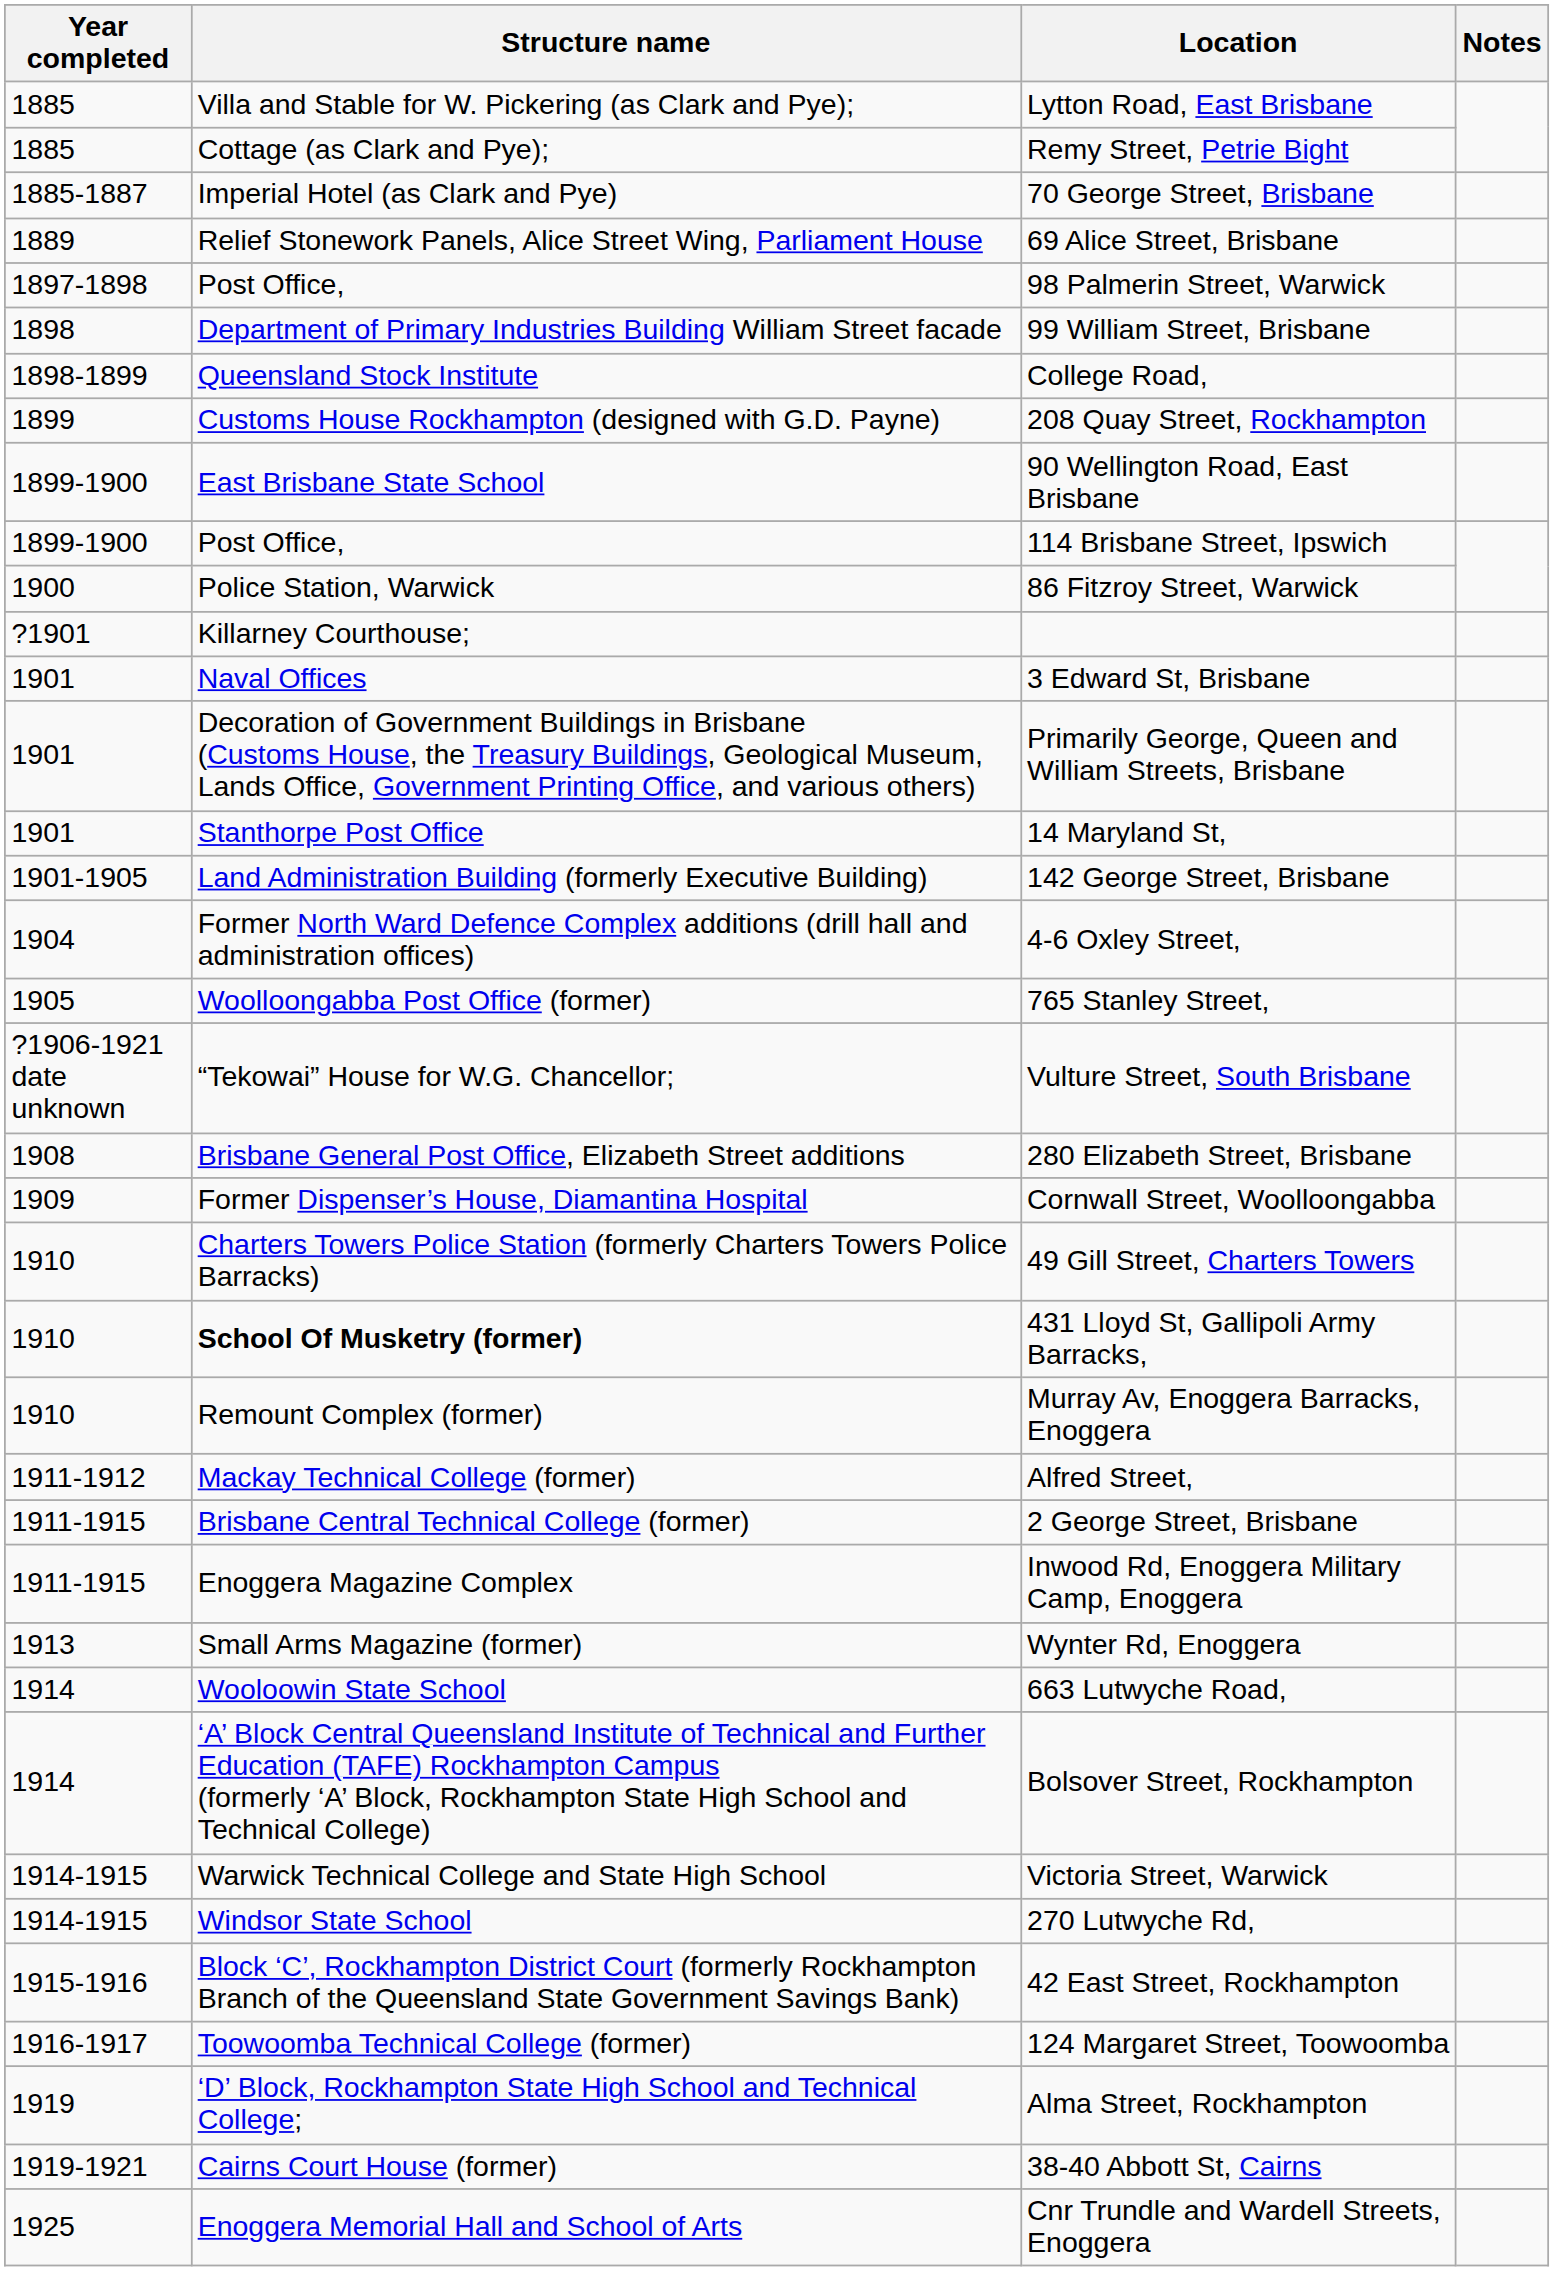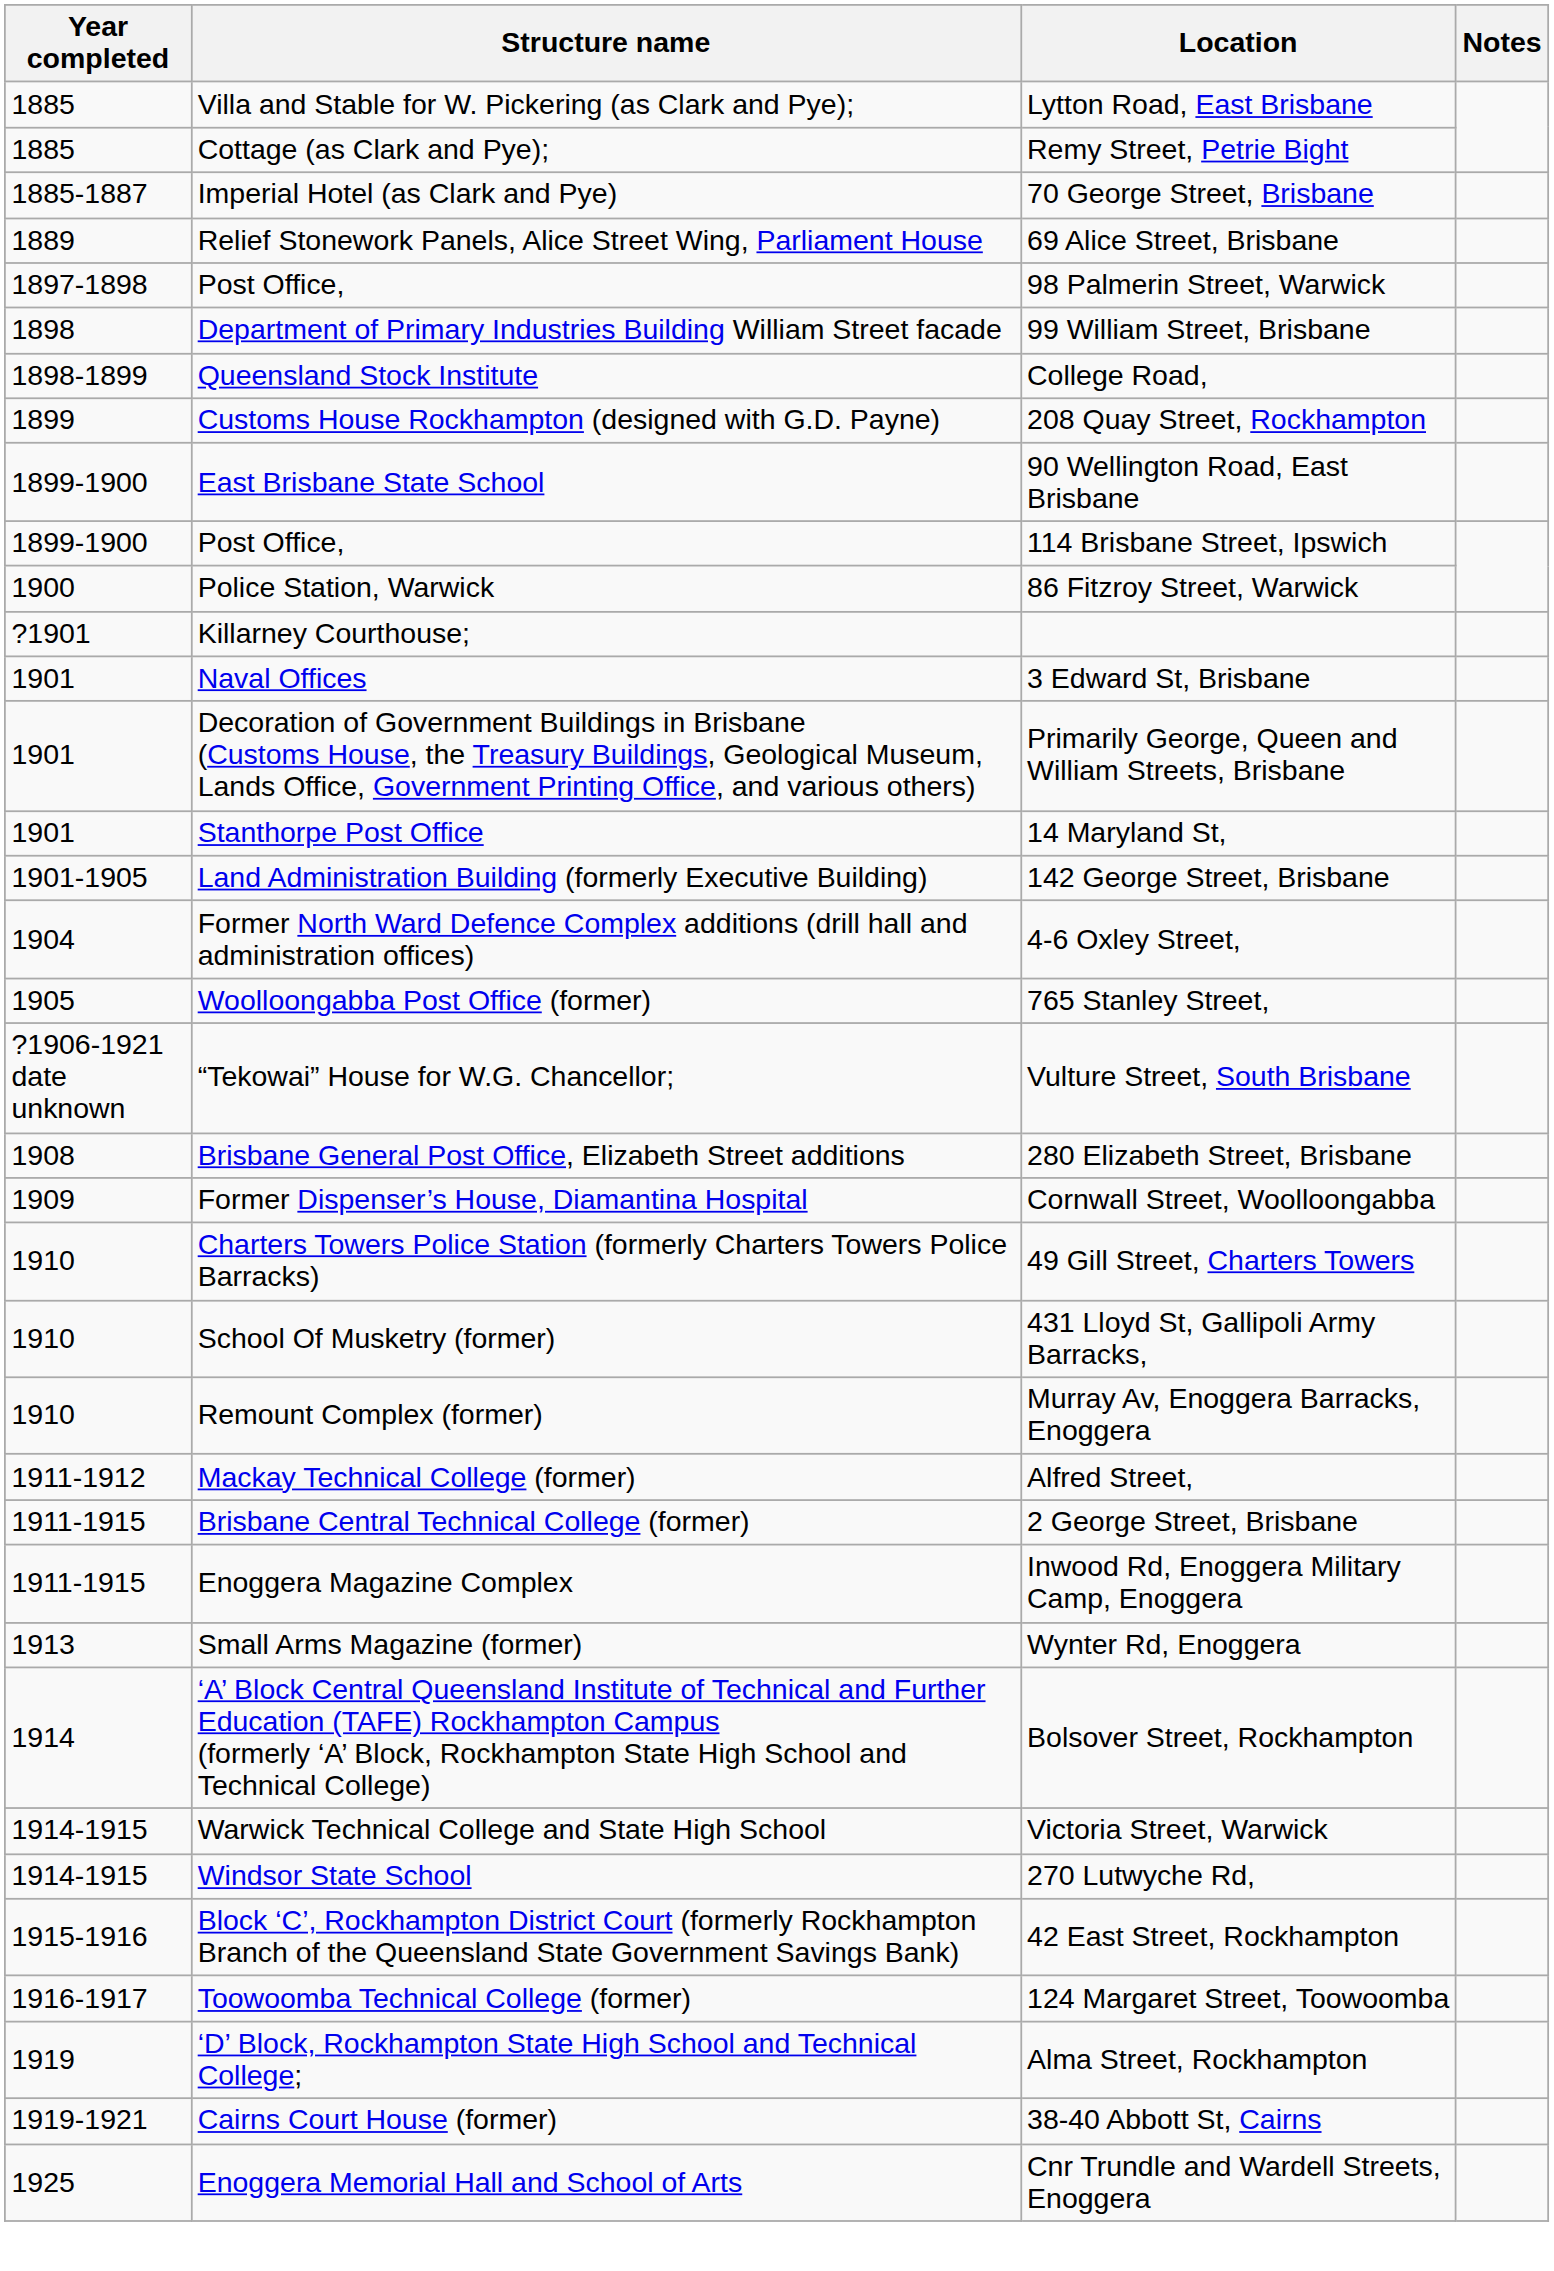(390, 1338) bold -> (377, 1338) normal
- row: (1157, 1689)
